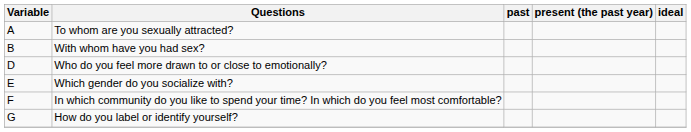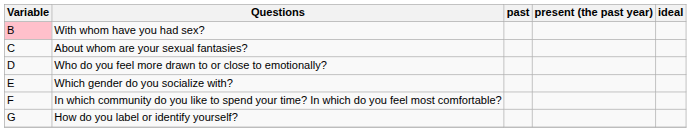- row: (144, 30)
(11, 48) no background -> (11, 30) pink background
+ row: (151, 48)
